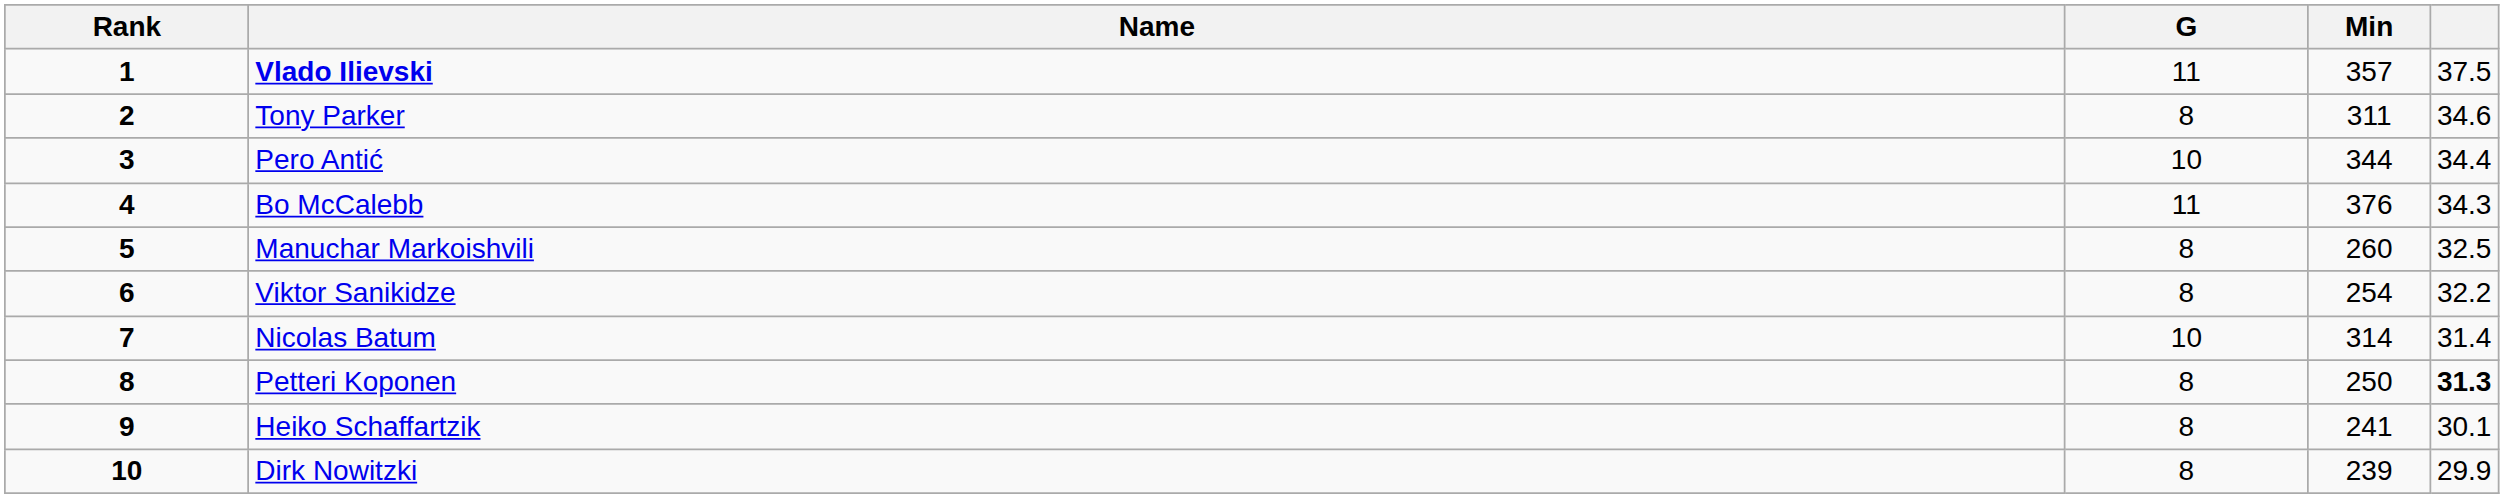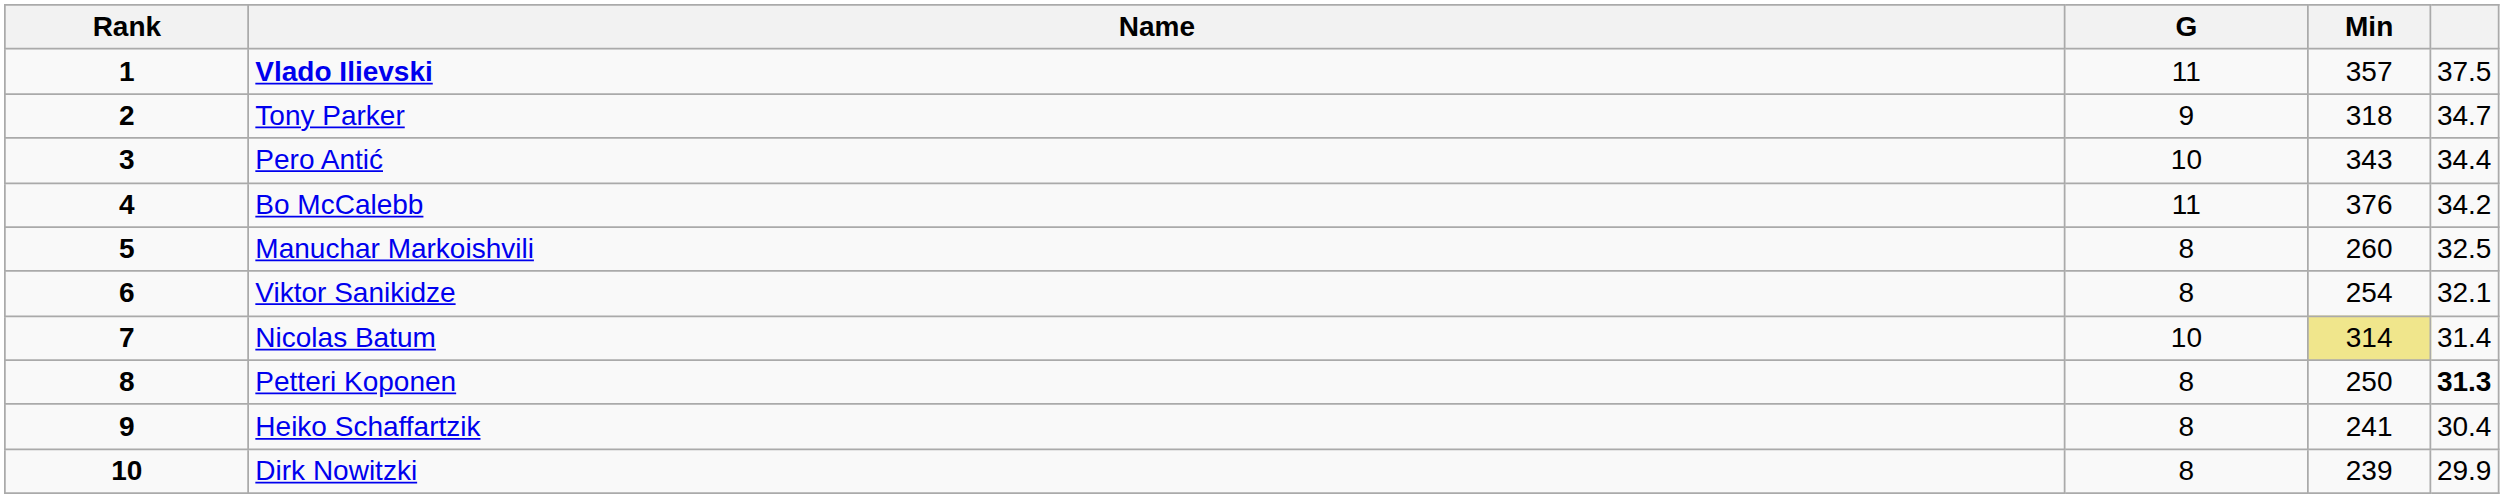(2186, 115) 8 -> (2186, 115) 9
(2369, 115) 311 -> (2369, 115) 318
(2464, 115) 34.6 -> (2464, 115) 34.7
(2369, 159) 344 -> (2369, 159) 343
(2464, 204) 34.3 -> (2464, 204) 34.2
(2464, 293) 32.2 -> (2464, 293) 32.1
(2369, 337) no background -> (2369, 337) khaki background
(2464, 426) 30.1 -> (2464, 426) 30.4
